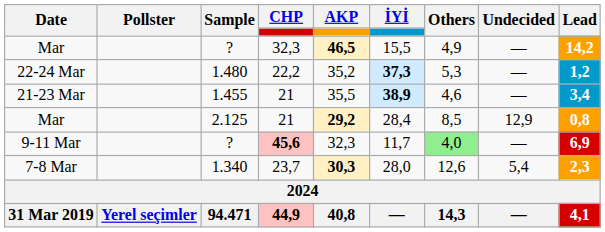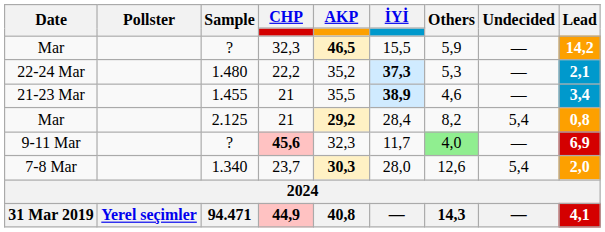(451, 47) 4,9 -> (451, 47) 5,9
(580, 71) 1,2 -> (580, 71) 2,1
(451, 119) 8,5 -> (451, 119) 8,2
(519, 119) 12,9 -> (519, 119) 5,4
(580, 167) 2,3 -> (580, 167) 2,0
